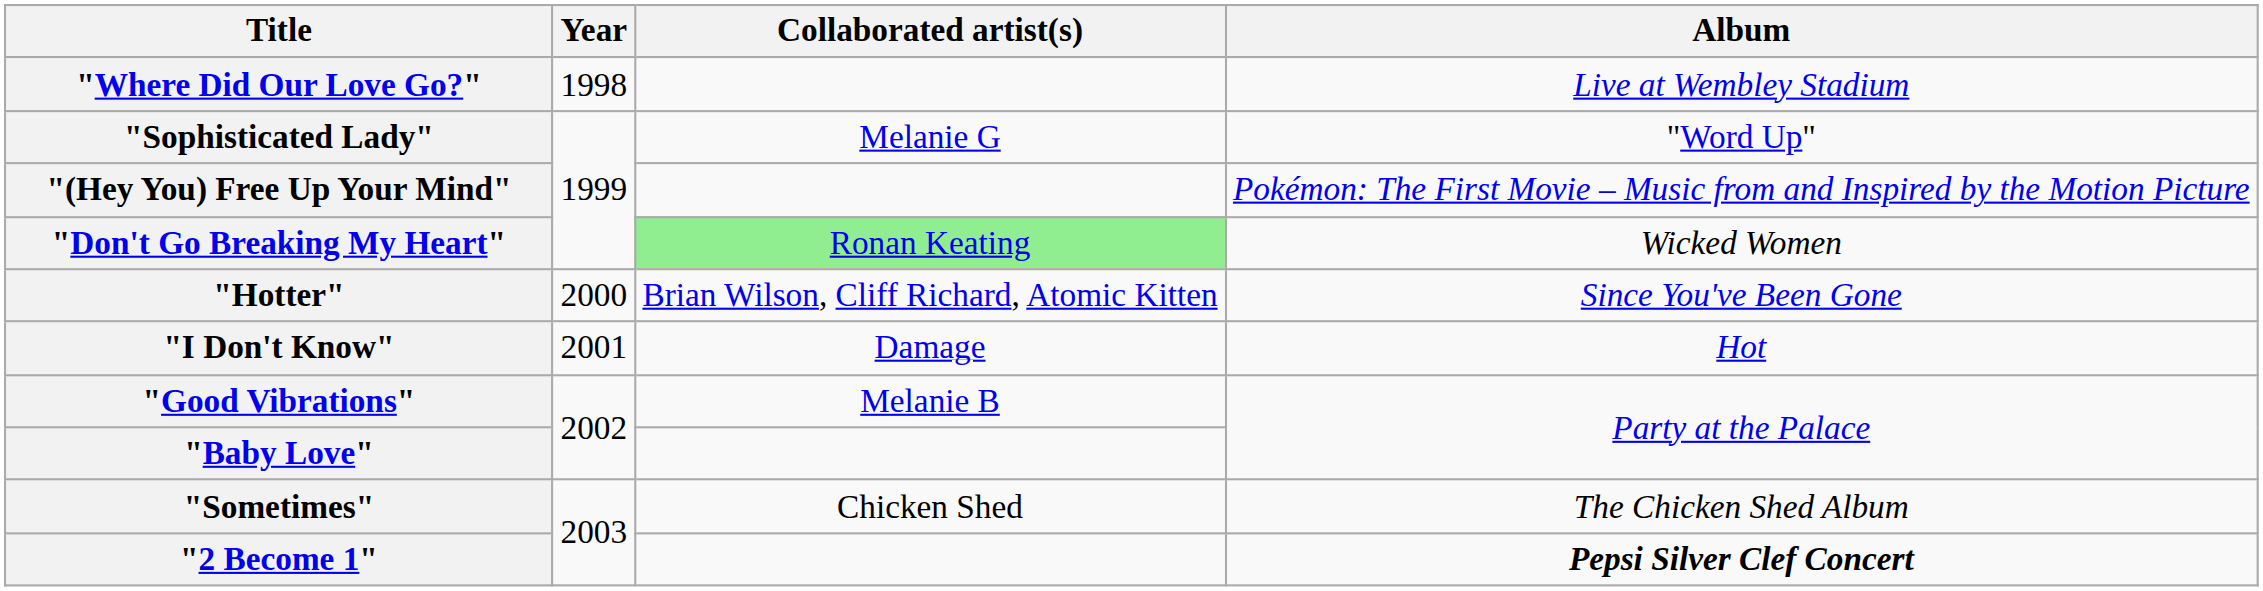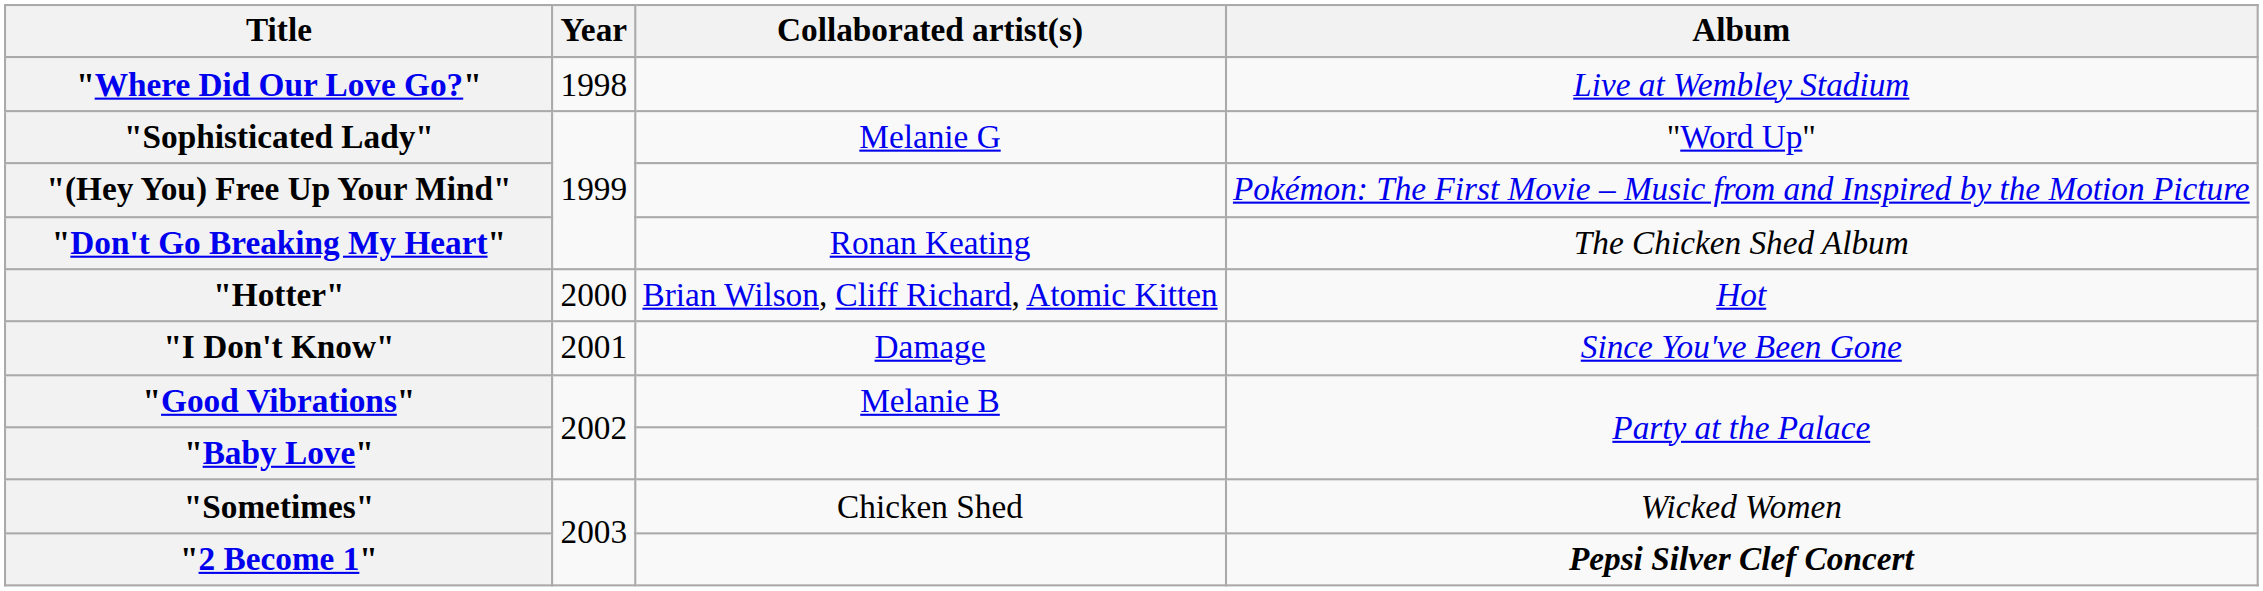(930, 242) lightgreen background -> (930, 242) no background
(1741, 242) Wicked Women -> (1741, 242) The Chicken Shed Album
(1741, 294) Since You've Been Gone -> (1741, 294) Hot
(1741, 347) Hot -> (1741, 347) Since You've Been Gone
(1741, 505) The Chicken Shed Album -> (1741, 505) Wicked Women
